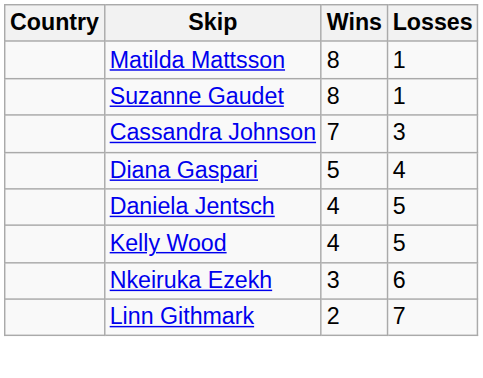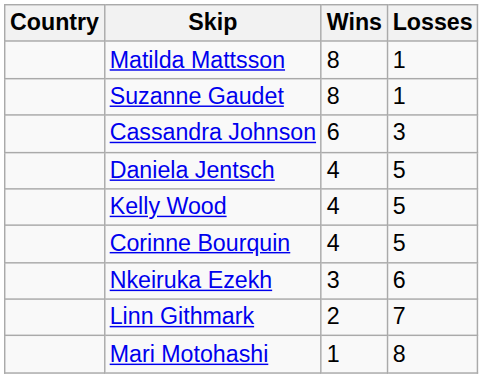(333, 133) 7 -> (333, 133) 6
- row: (184, 170)
+ row: (200, 243)
+ row: (189, 354)
